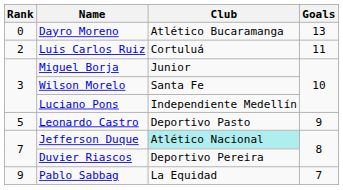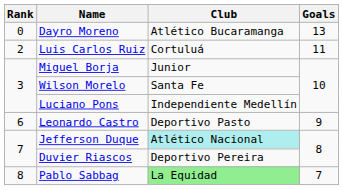(20, 121) 5 -> (20, 121) 6
(20, 176) 9 -> (20, 176) 8
(184, 176) no background -> (184, 176) lightgreen background
